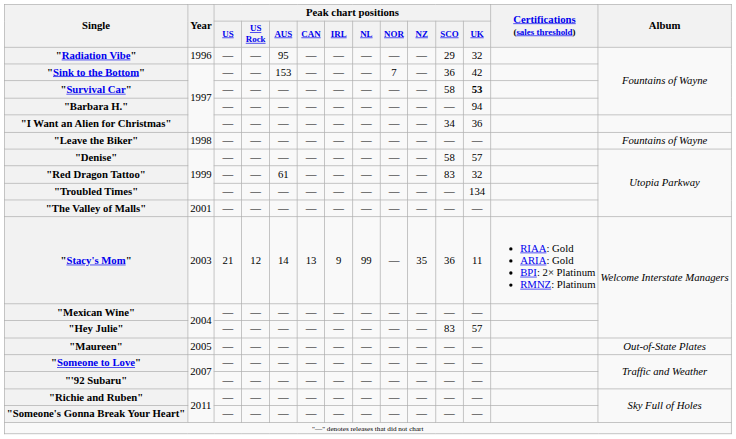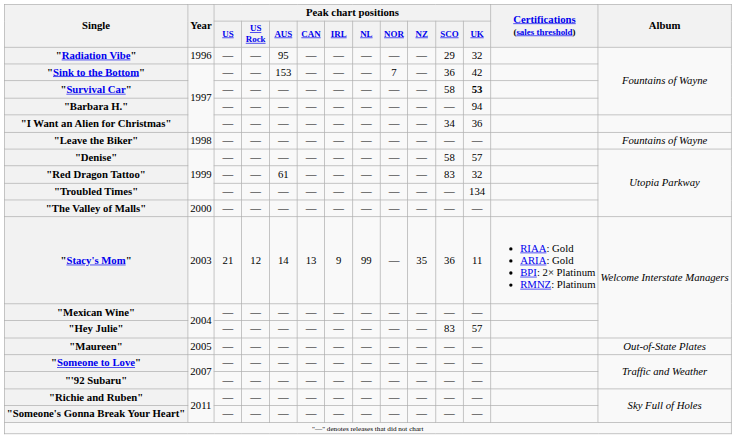(201, 208) 2001 -> (201, 208) 2000
